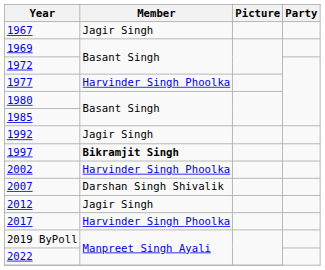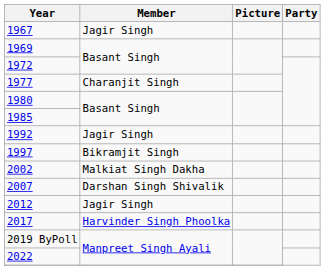(156, 83) Harvinder Singh Phoolka -> (131, 83) Charanjit Singh
(131, 152) bold -> (131, 152) normal
(156, 169) Harvinder Singh Phoolka -> (144, 169) Malkiat Singh Dakha
